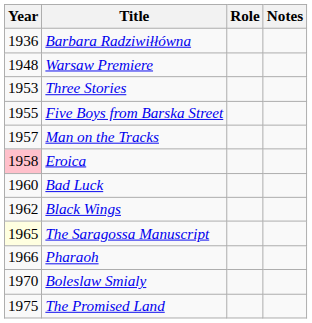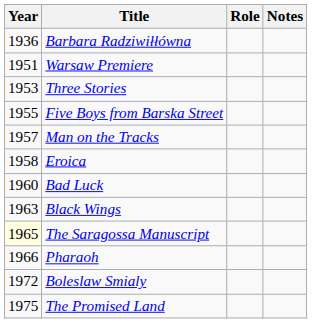(23, 64) 1948 -> (23, 64) 1951
(23, 161) pink background -> (23, 161) no background
(23, 209) 1962 -> (23, 209) 1963
(23, 281) 1970 -> (23, 281) 1972
